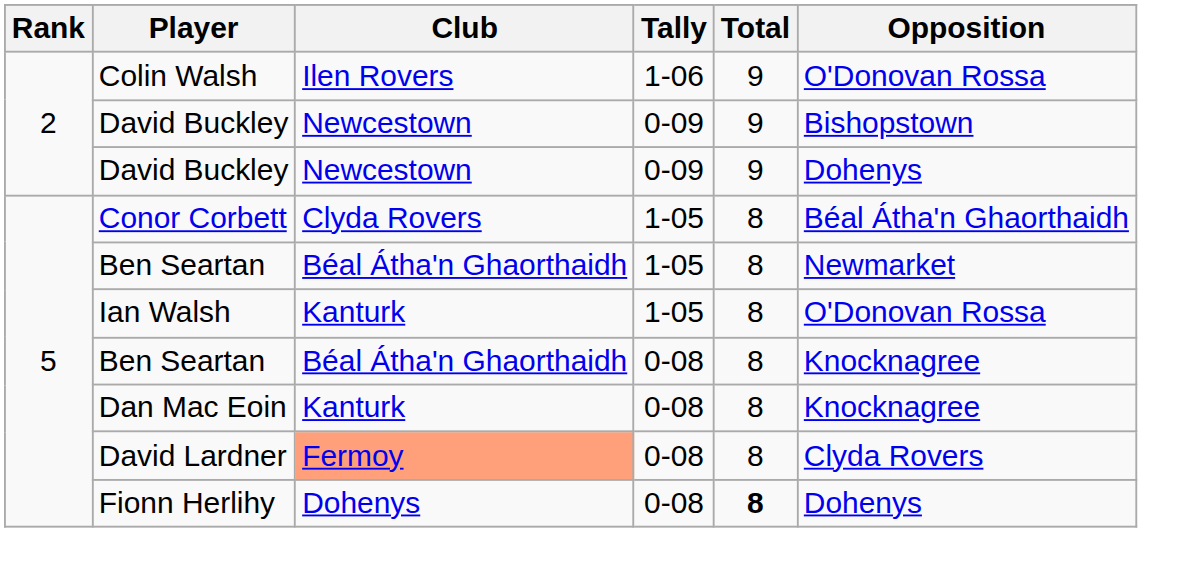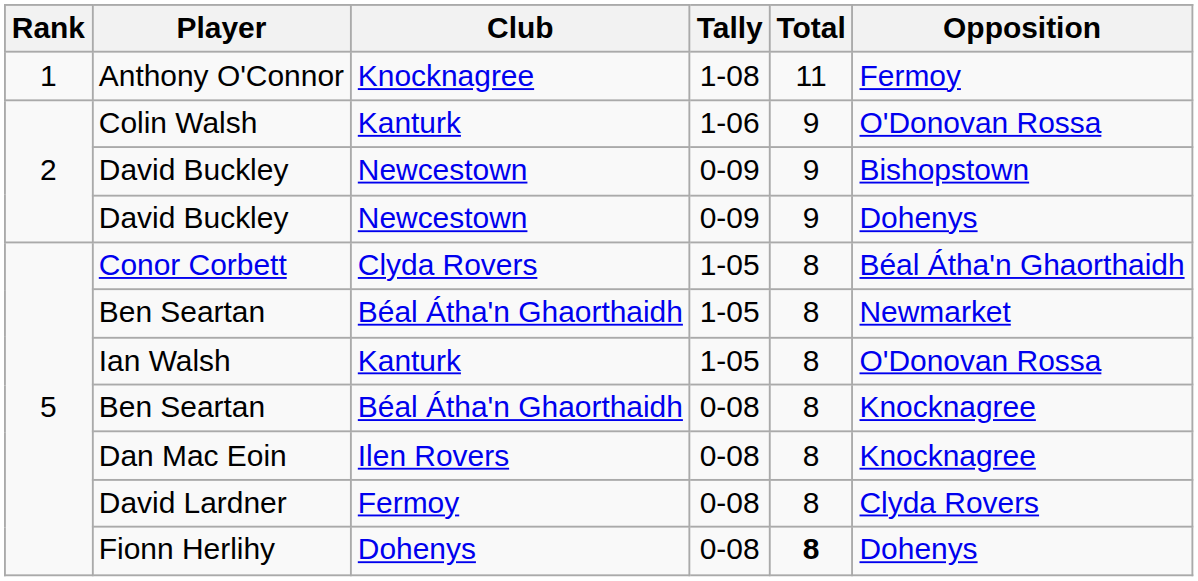+ row: (221, 75)
(378, 75) Ilen Rovers -> (409, 123) Kanturk
(354, 407) Kanturk -> (433, 455) Ilen Rovers
(353, 455) lightsalmon background -> (409, 502) no background
